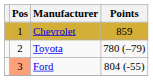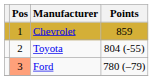(124, 49) 780 (–79) -> (124, 49) 804 (-55)
(124, 66) 804 (-55) -> (124, 66) 780 (–79)
